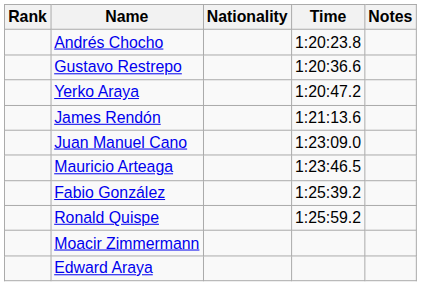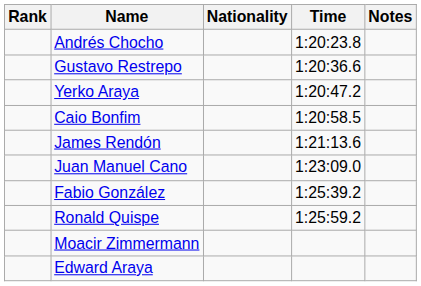+ row: (97, 117)
- row: (114, 167)
